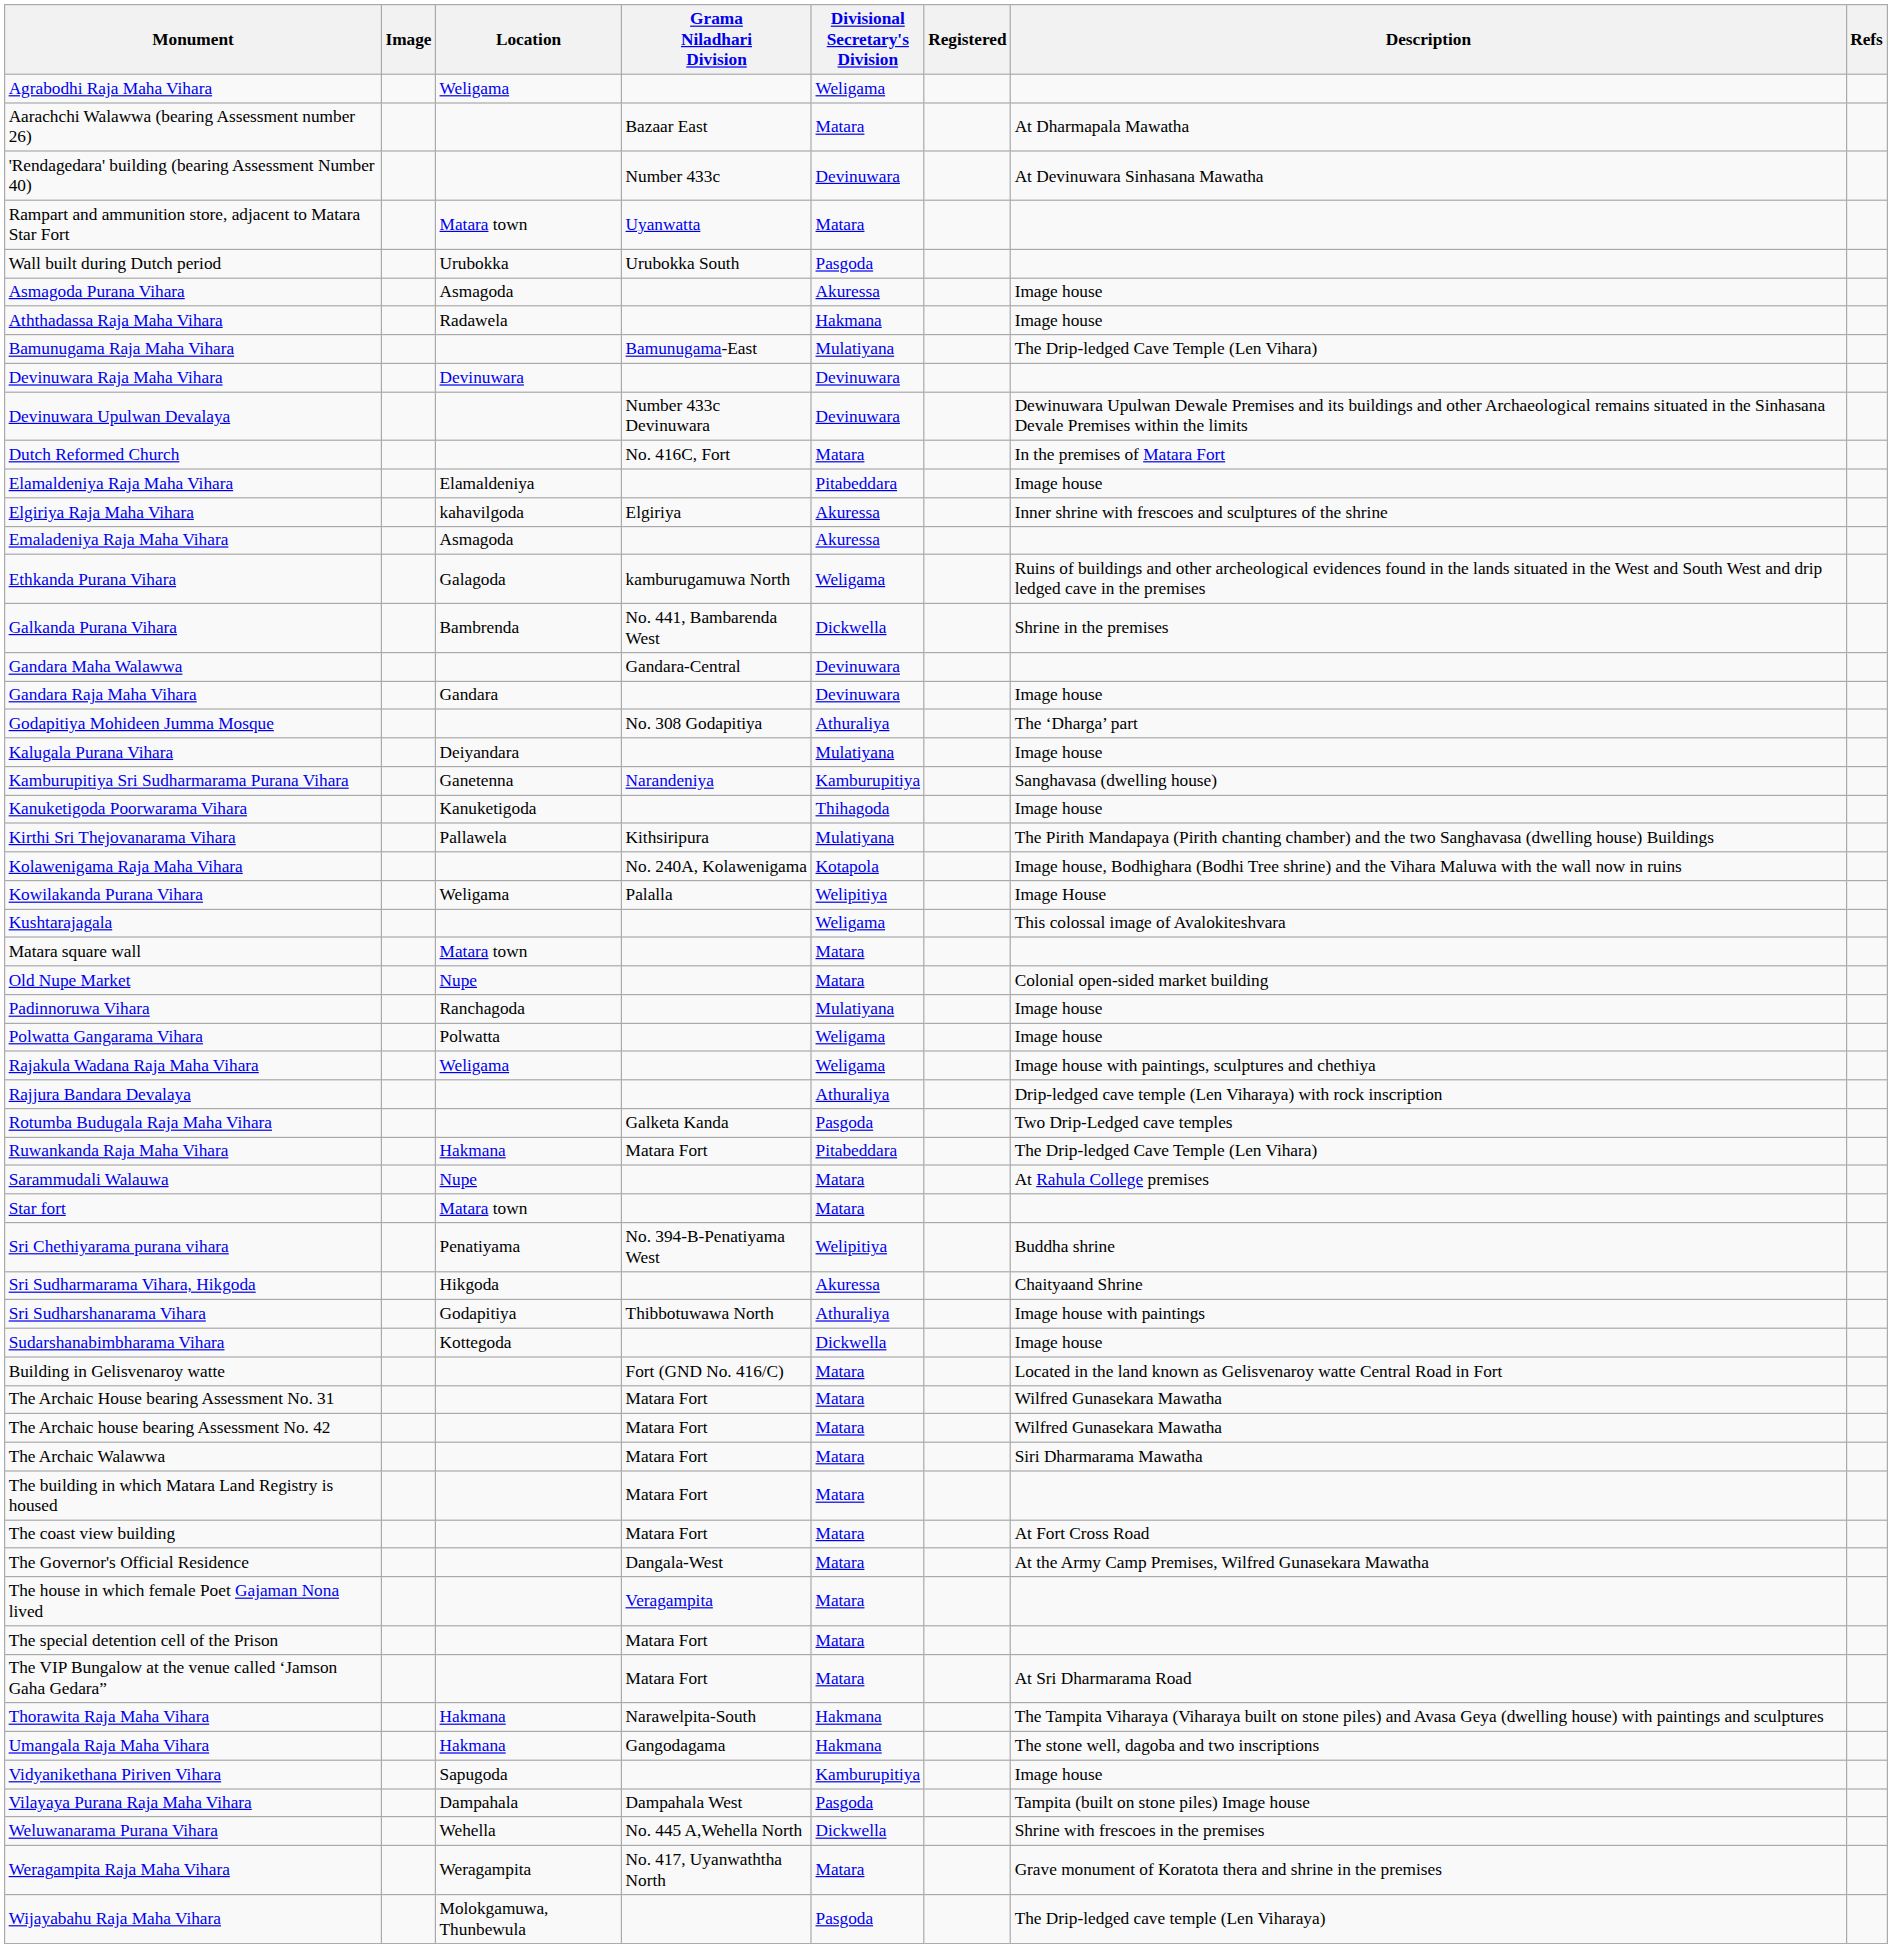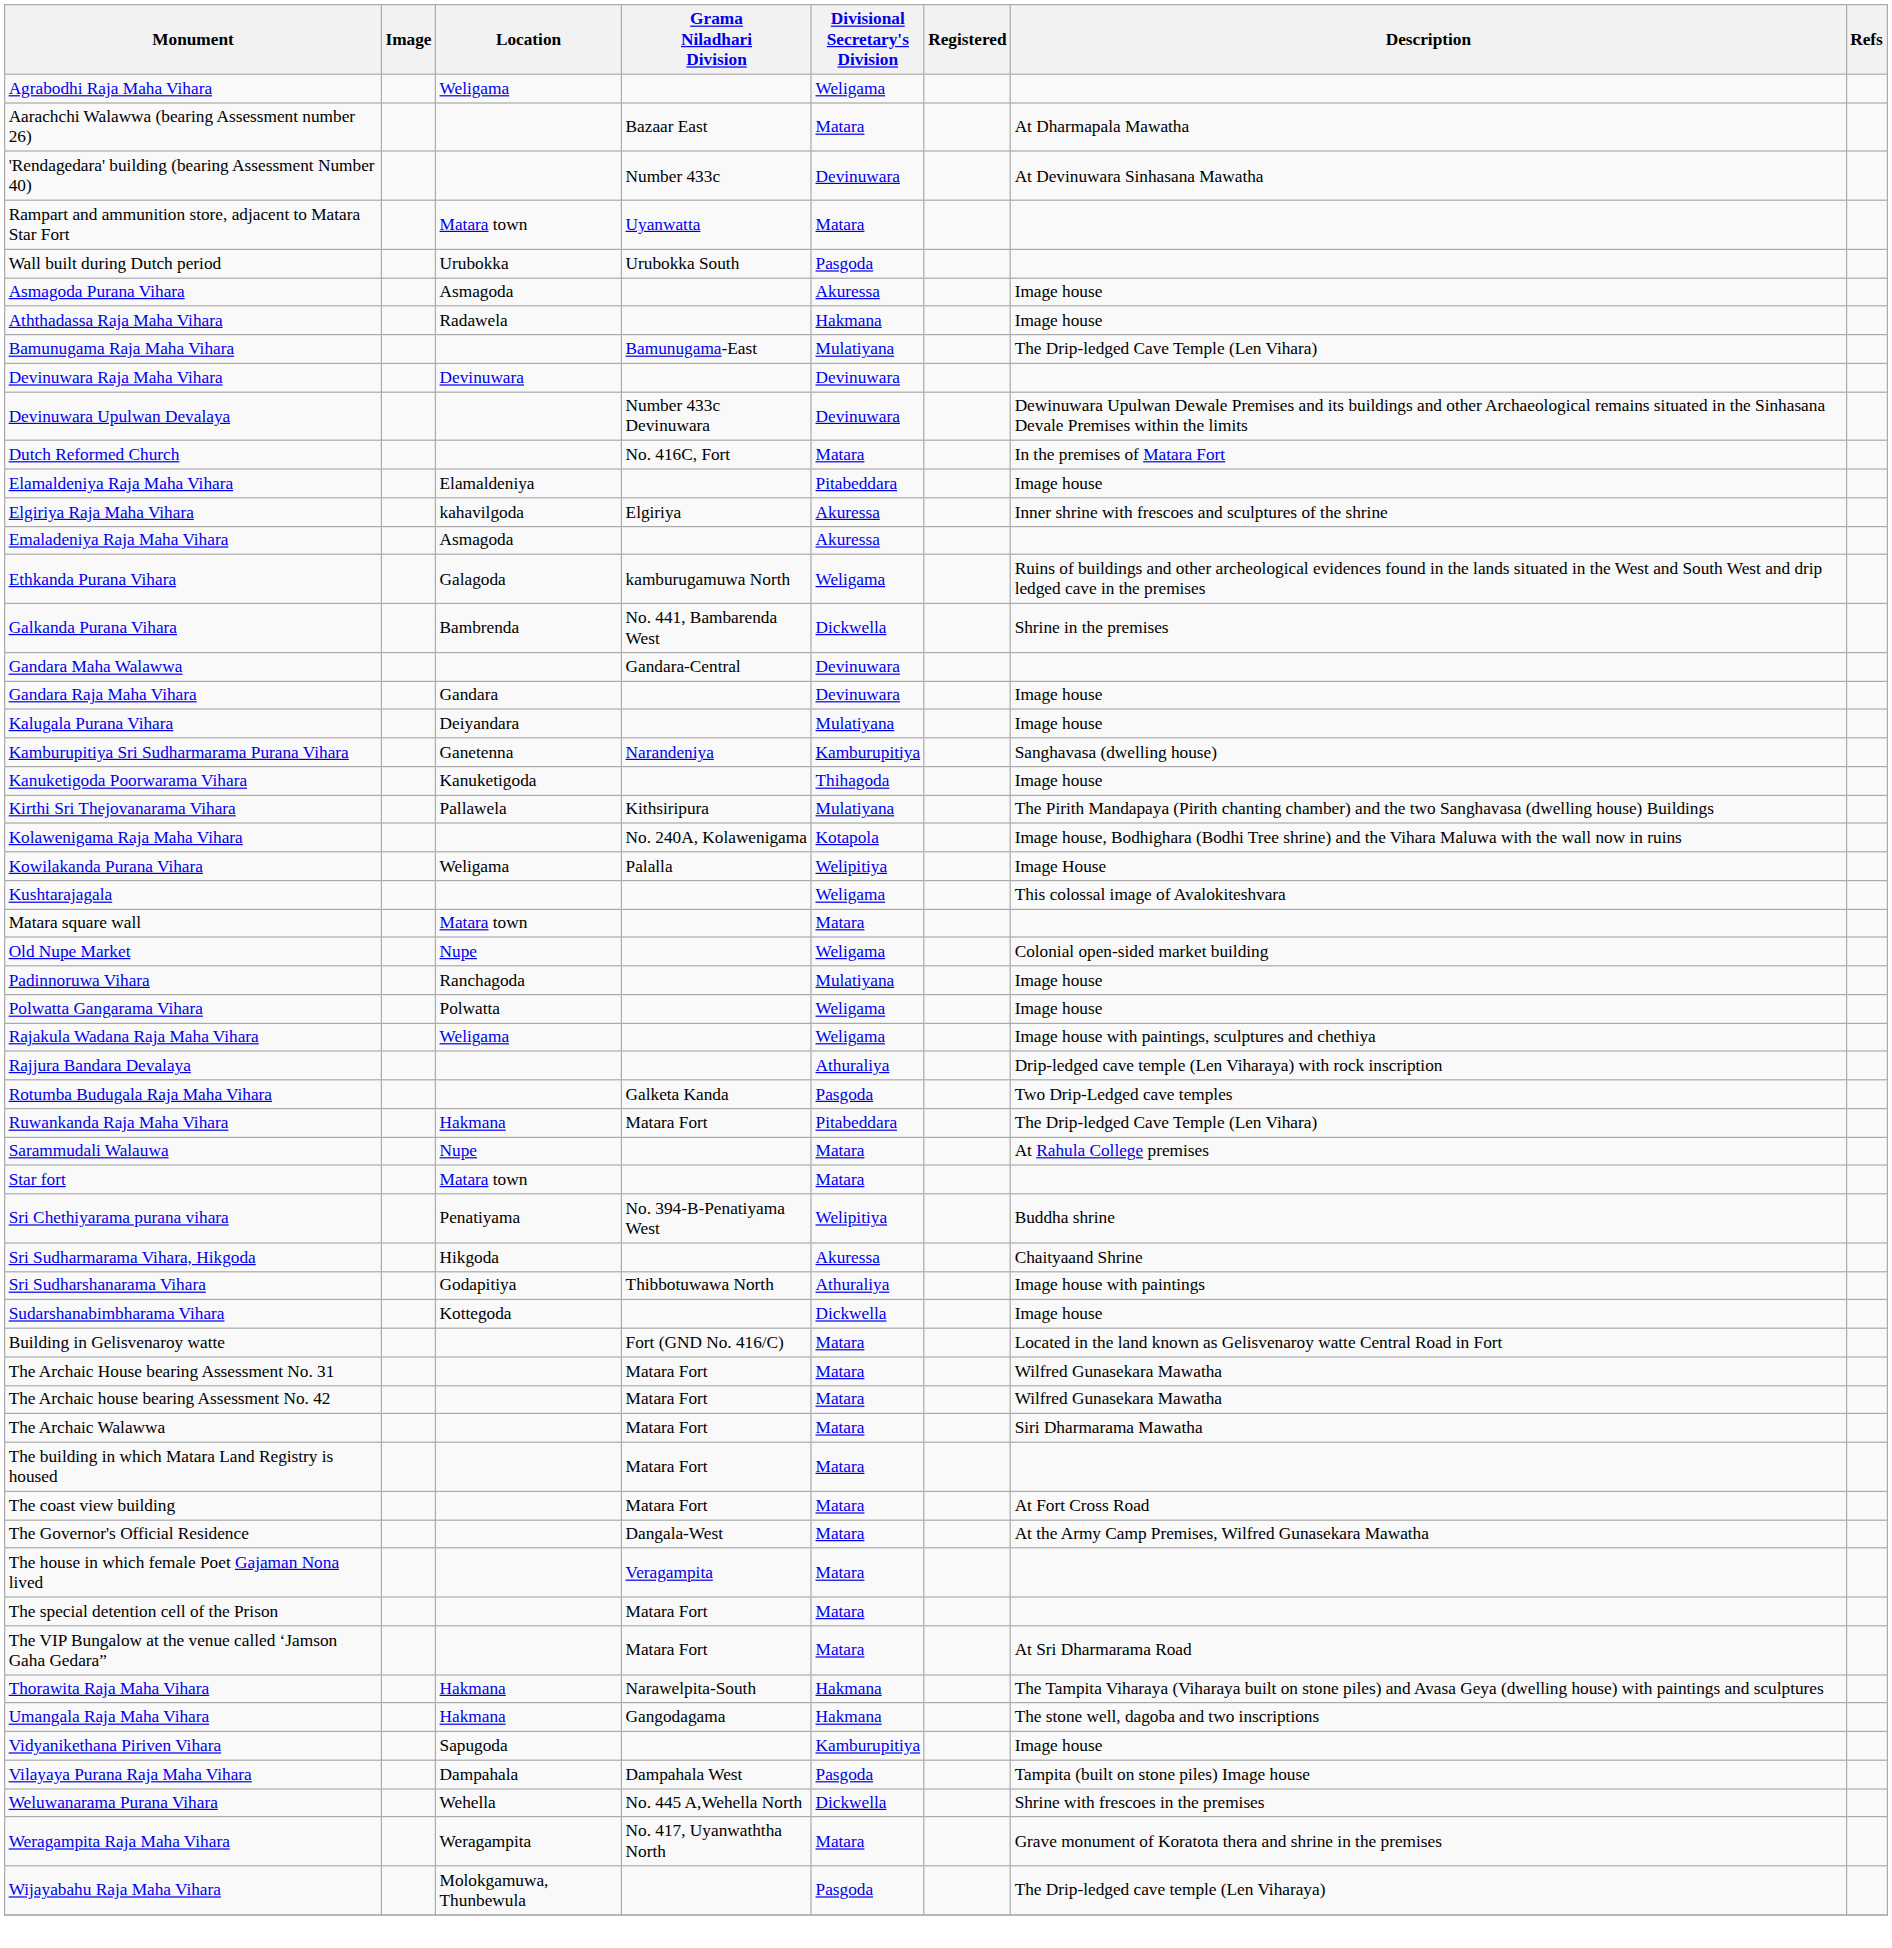- row: (141, 723)
(840, 980) Matara -> (850, 951) Weligama
